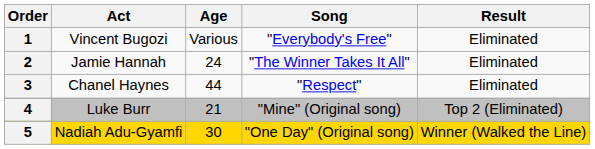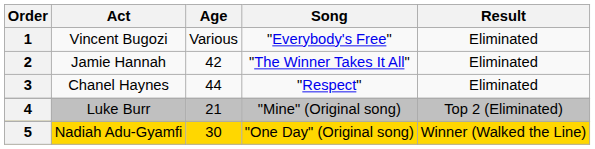(214, 62) 24 -> (214, 62) 42
